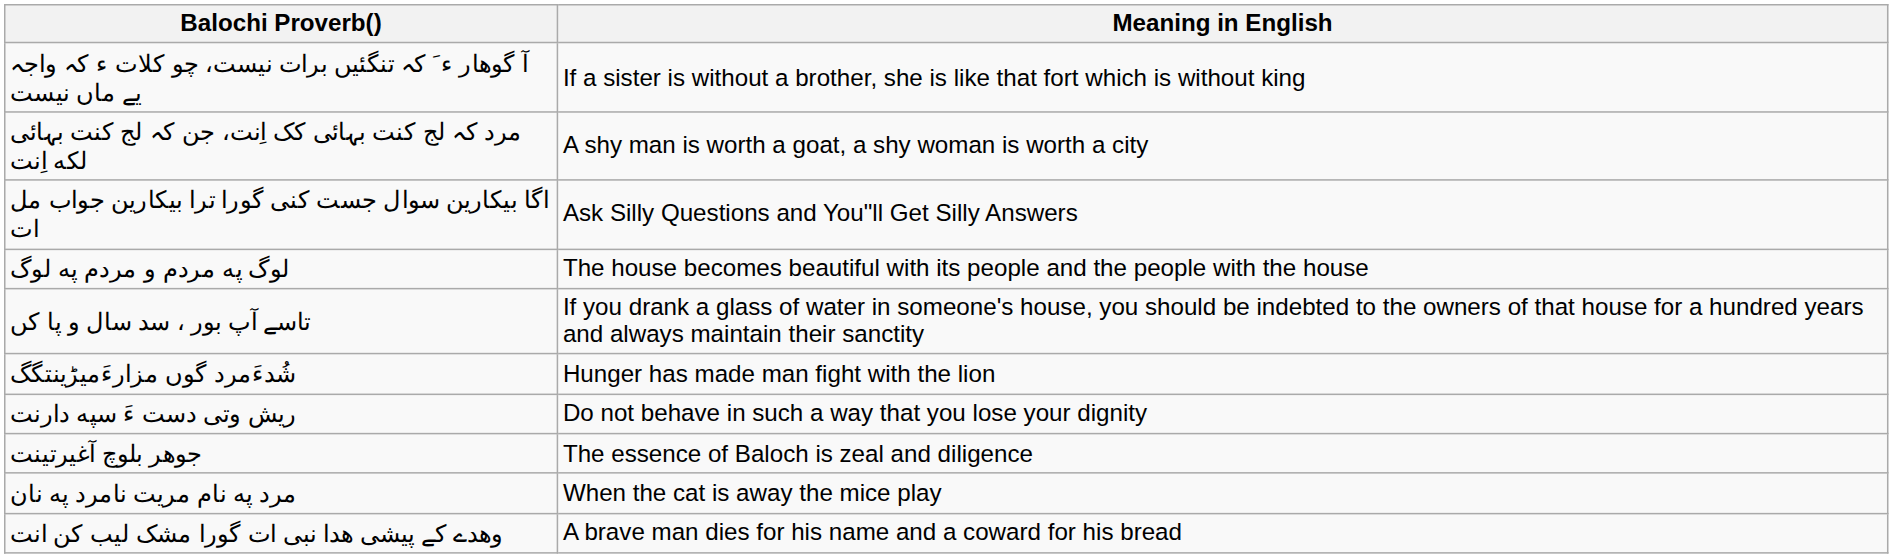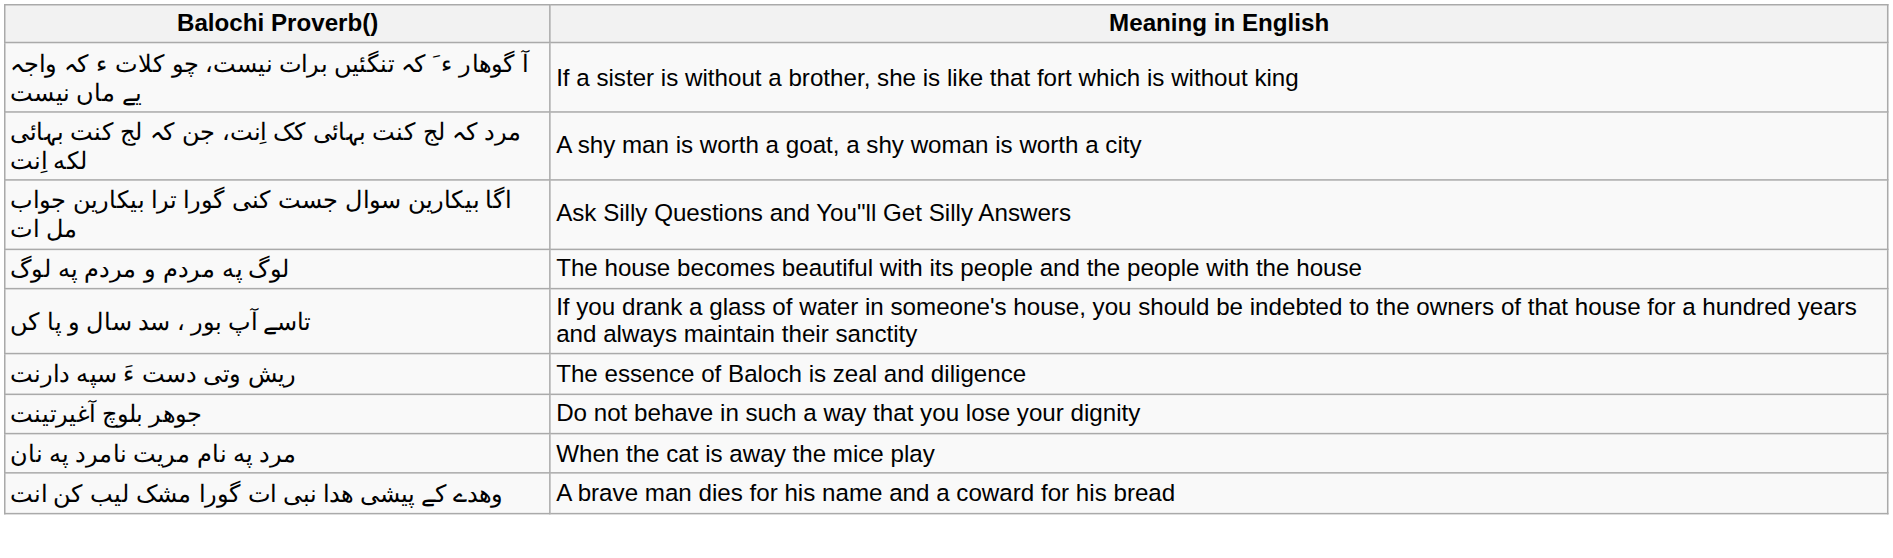- row: (153, 374)
(855, 413) Do not behave in such a way that you lose your dignity -> (791, 373) The essence of Baloch is zeal and diligence
(798, 453) The essence of Baloch is zeal and diligence -> (848, 413) Do not behave in such a way that you lose your dignity
